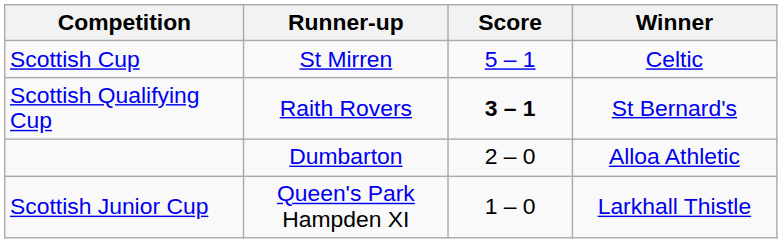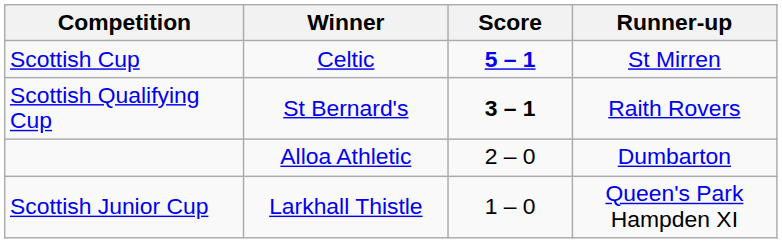columns swapped: (674, 22) <-> (346, 22)
(510, 58) normal -> (510, 58) bold
